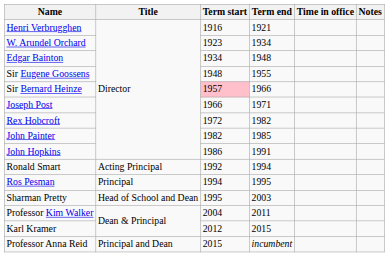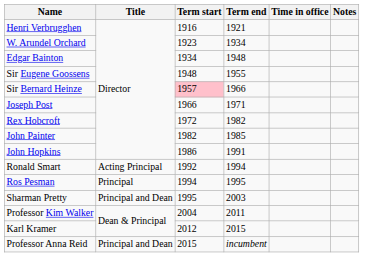(148, 197) Head of School and Dean -> (135, 197) Principal and Dean
